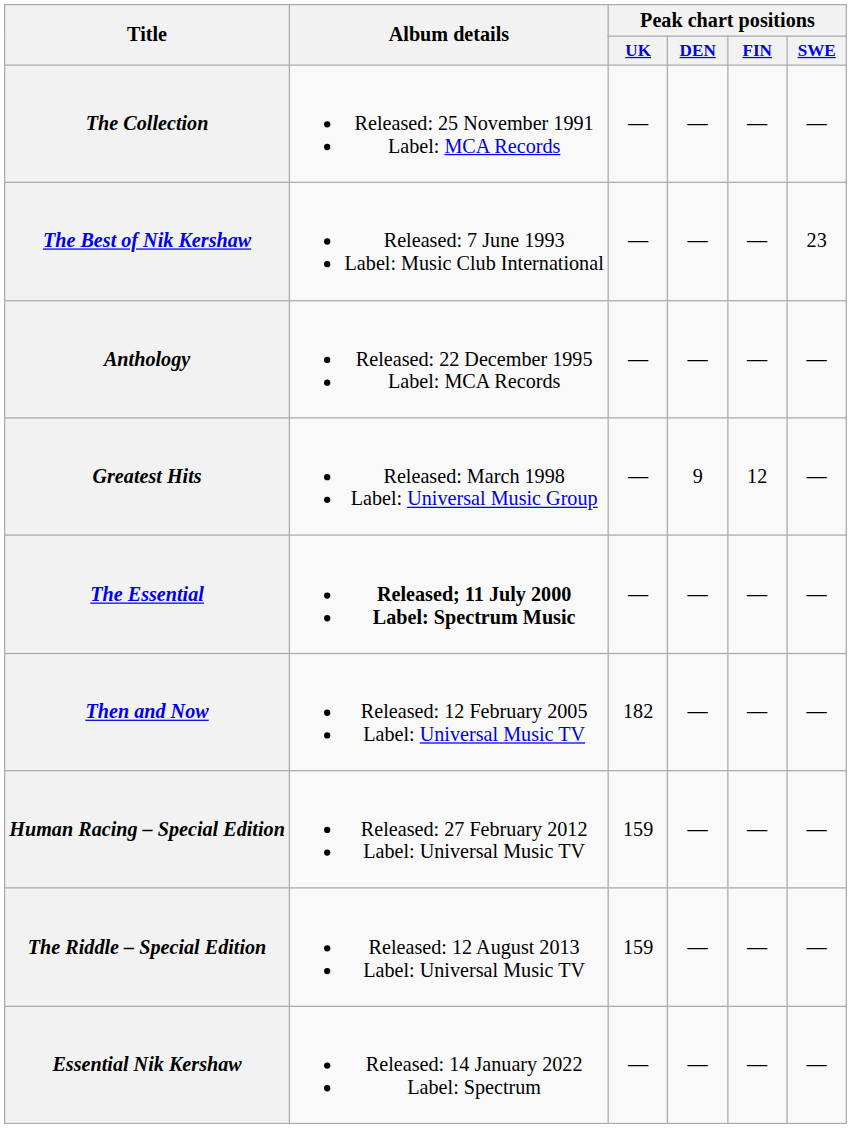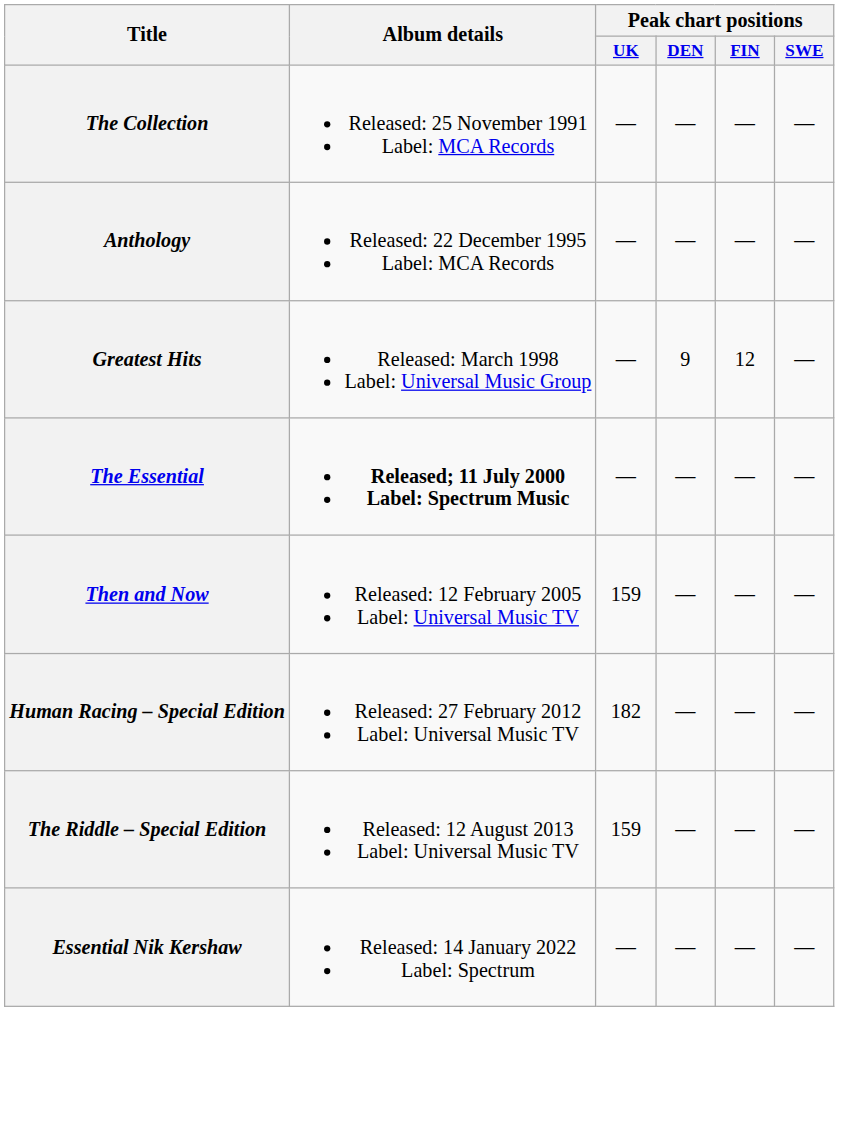- row: (147, 241)
(638, 711) 182 -> (626, 594) 159
(638, 829) 159 -> (626, 711) 182
